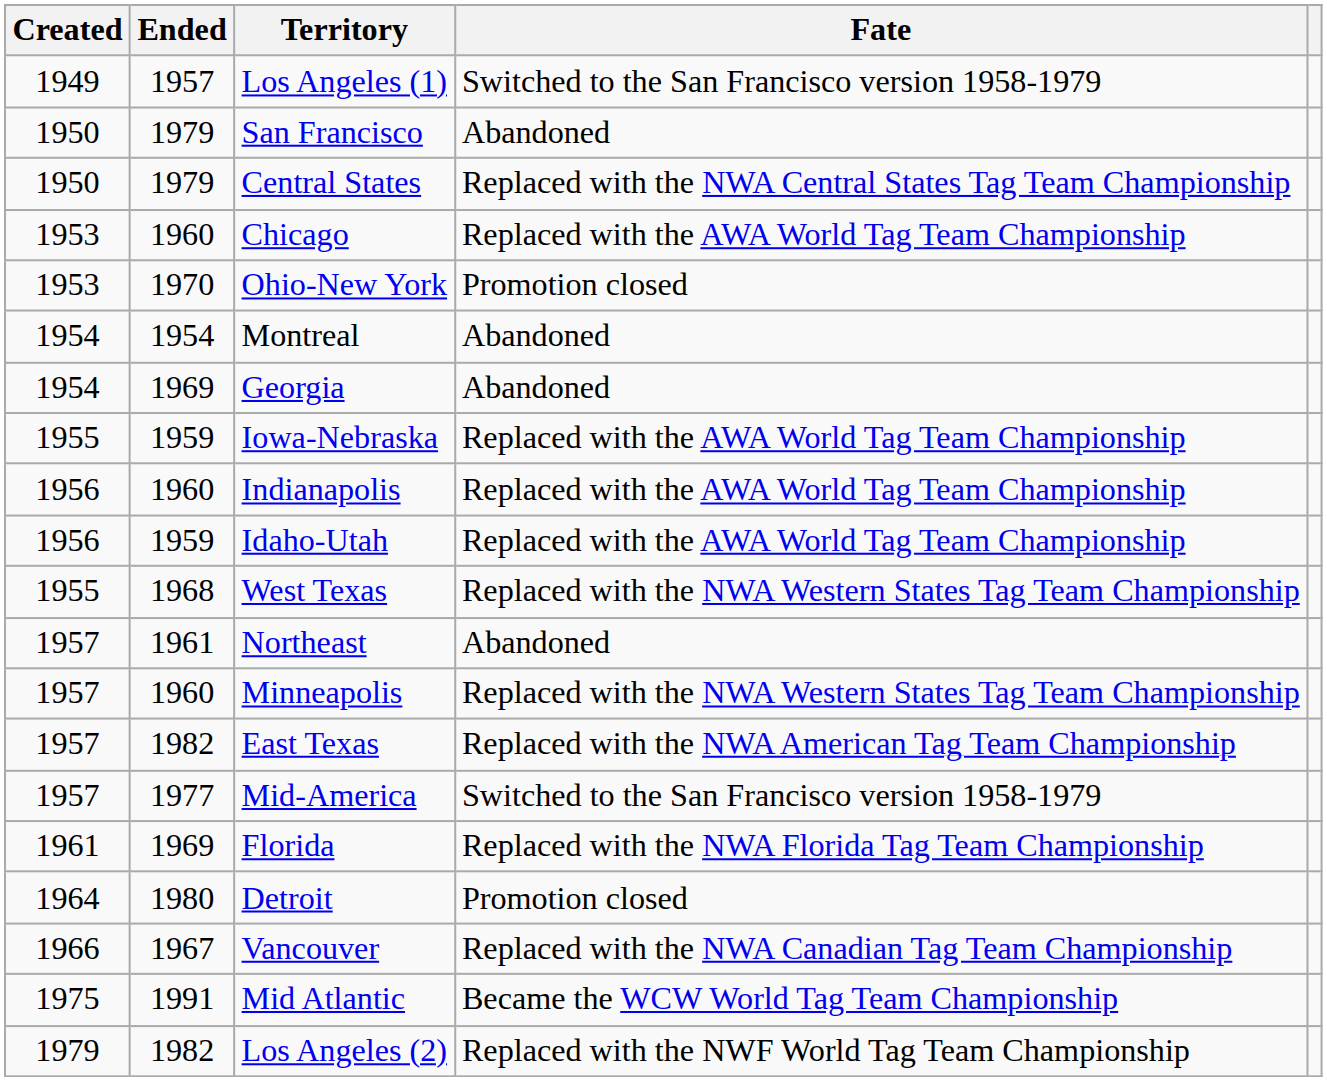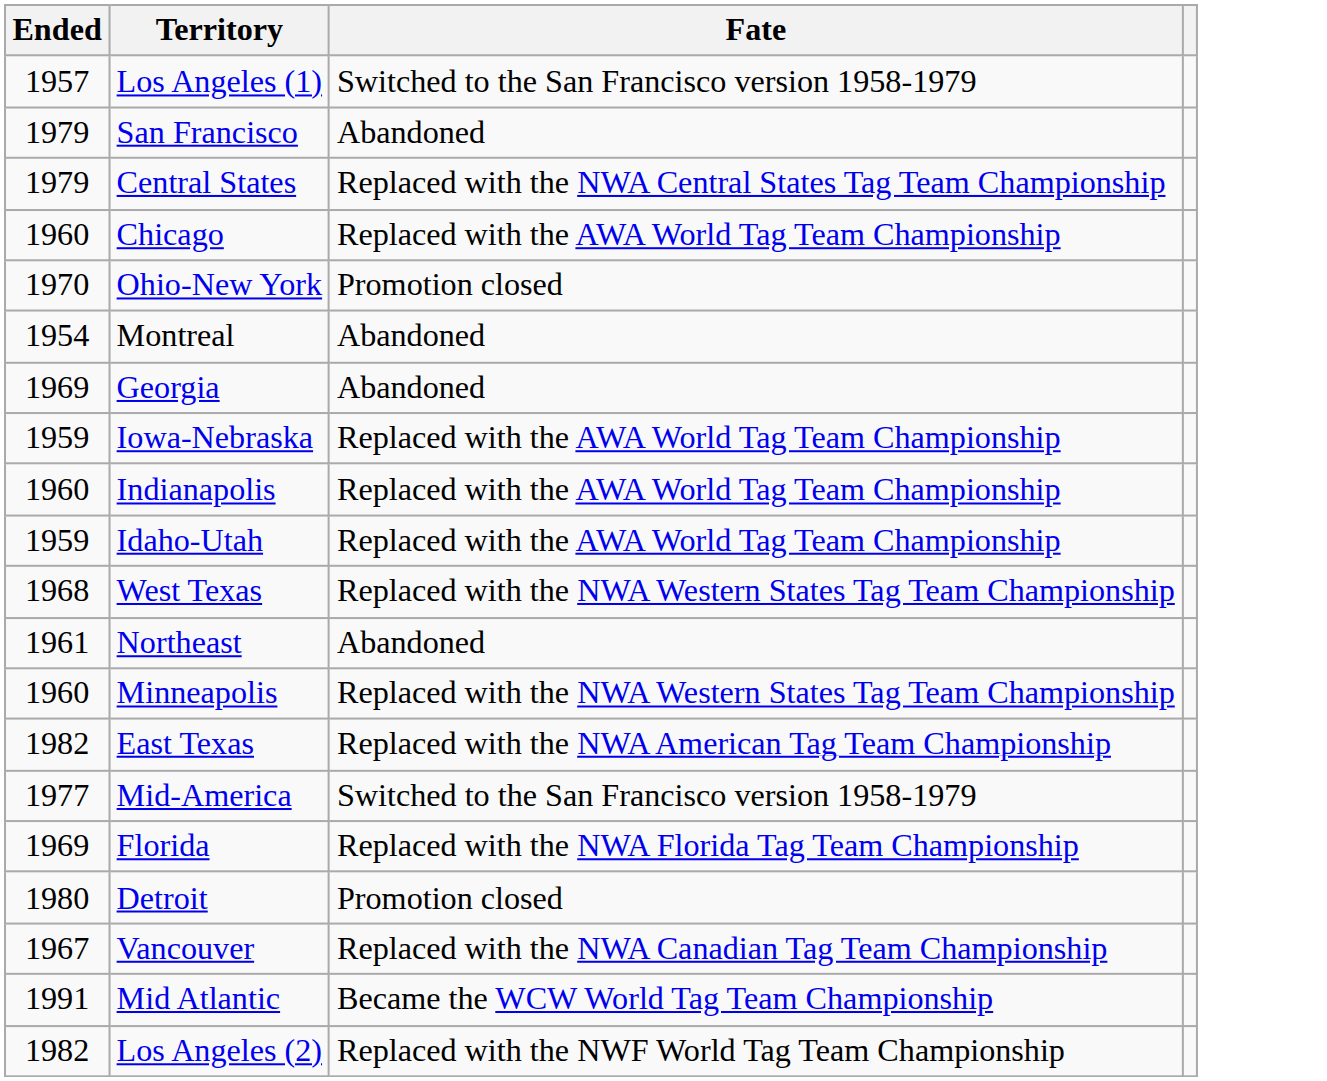- column: (67, 30)
